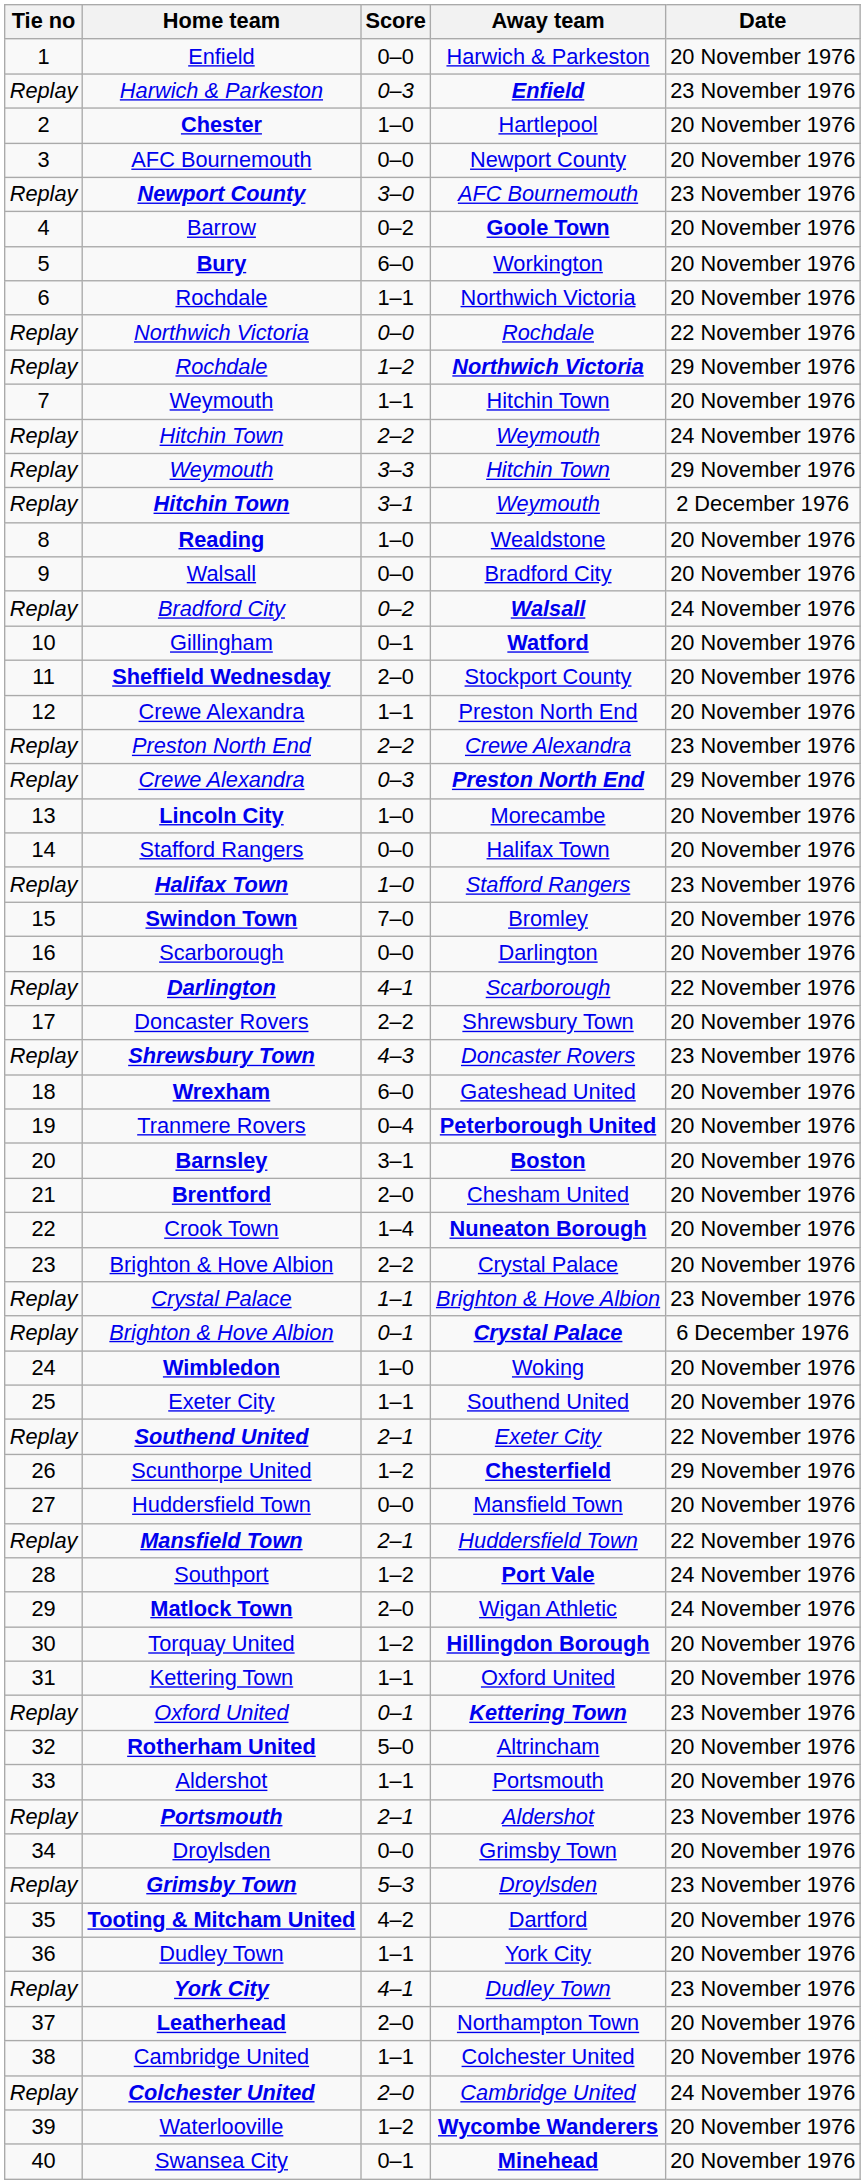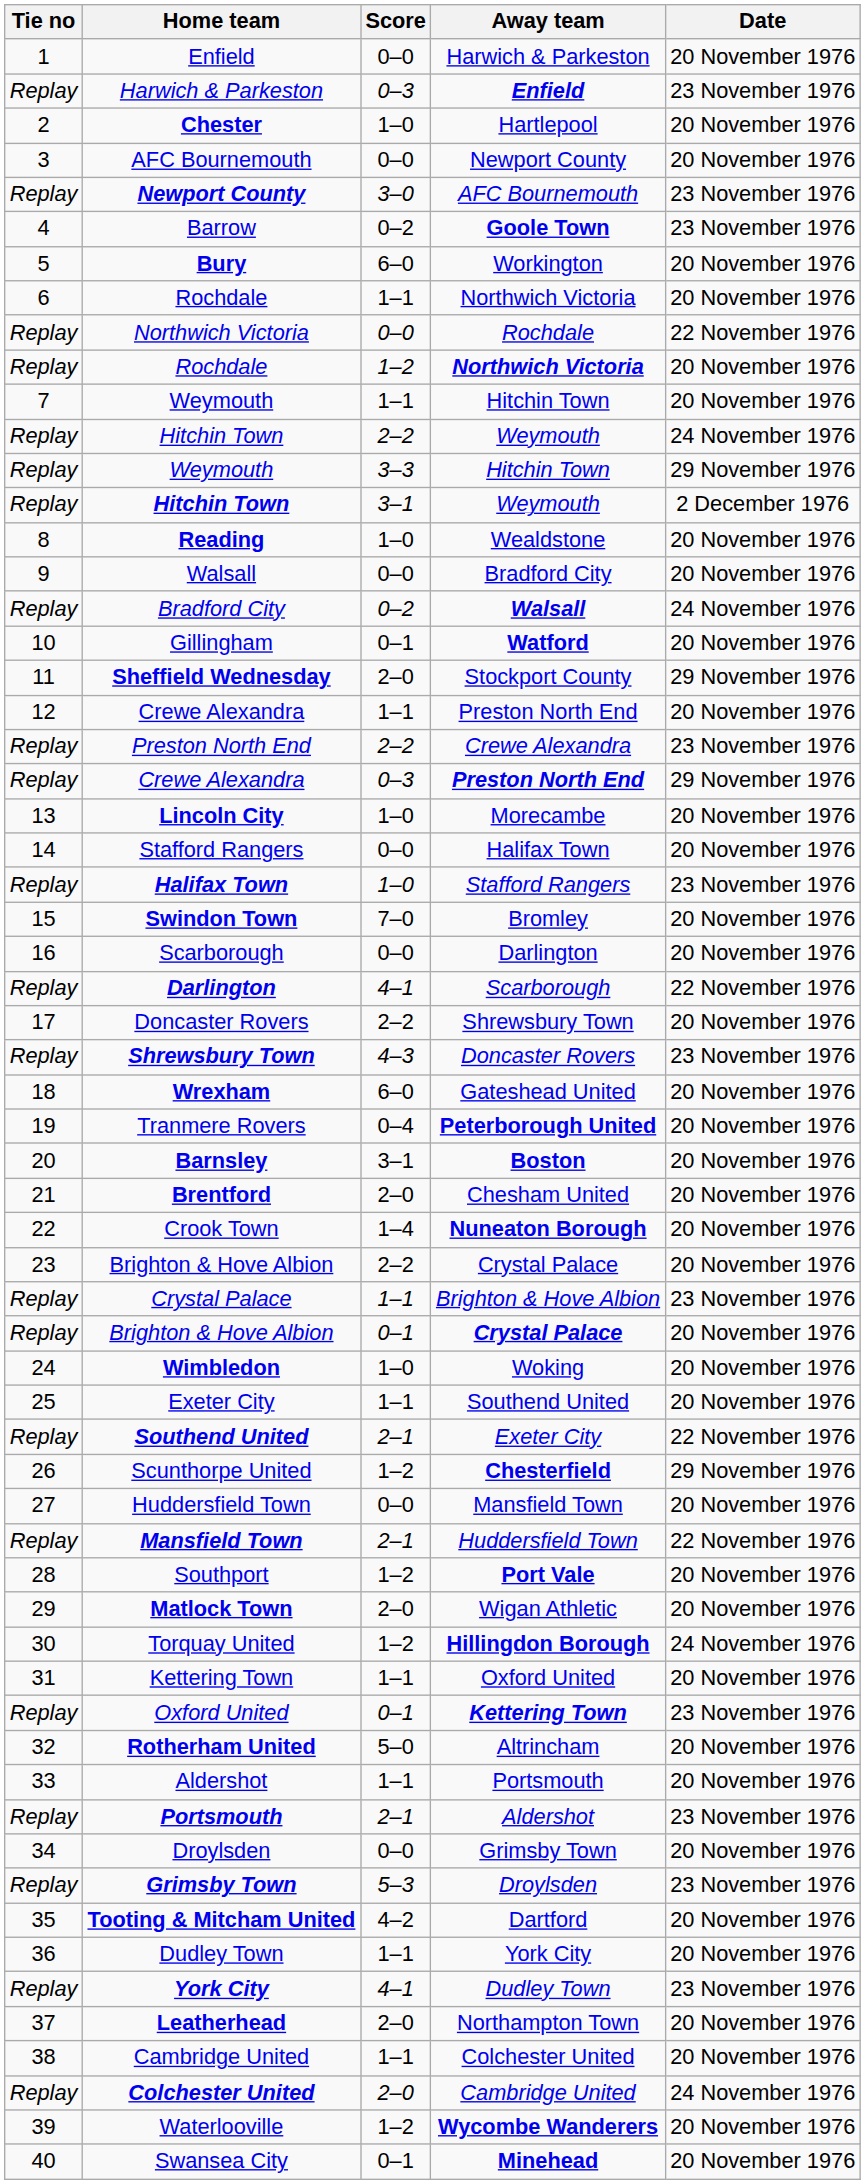(763, 228) 20 November 1976 -> (763, 228) 23 November 1976
(763, 366) 29 November 1976 -> (763, 366) 20 November 1976
(763, 677) 20 November 1976 -> (763, 677) 29 November 1976
(763, 1333) 6 December 1976 -> (763, 1333) 20 November 1976
(763, 1574) 24 November 1976 -> (763, 1574) 20 November 1976
(763, 1609) 24 November 1976 -> (763, 1609) 20 November 1976
(763, 1643) 20 November 1976 -> (763, 1643) 24 November 1976
